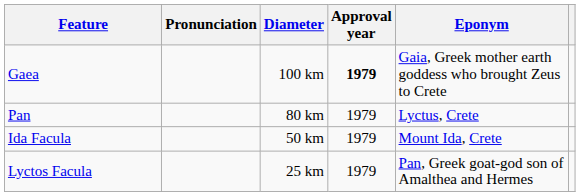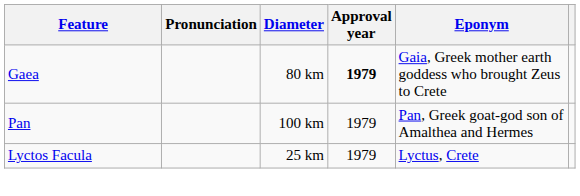(301, 74) 100 km -> (305, 74) 80 km
(305, 114) 80 km -> (301, 123) 100 km
(439, 114) Lyctus, Crete -> (481, 123) Pan, Greek goat-god son of Amalthea and Hermes
- row: (39, 138)
(481, 171) Pan, Greek goat-god son of Amalthea and Hermes -> (439, 155) Lyctus, Crete
